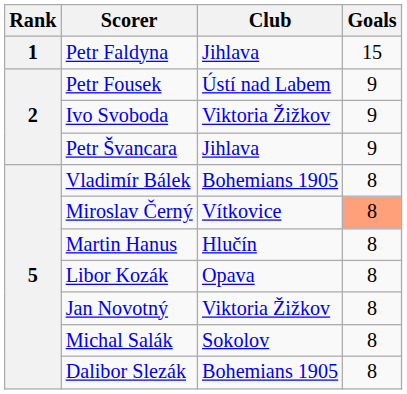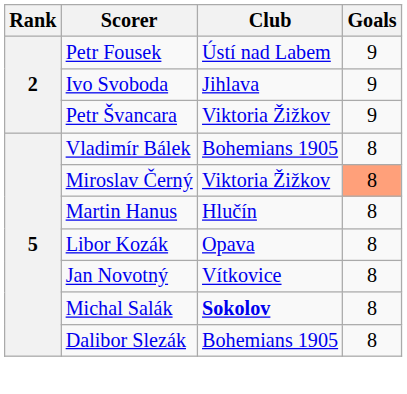- row: (117, 52)
(266, 116) Viktoria Žižkov -> (231, 84) Jihlava
(231, 148) Jihlava -> (266, 116) Viktoria Žižkov
(242, 212) Vítkovice -> (266, 180) Viktoria Žižkov
(266, 308) Viktoria Žižkov -> (242, 276) Vítkovice
(236, 340) normal -> (236, 308) bold
